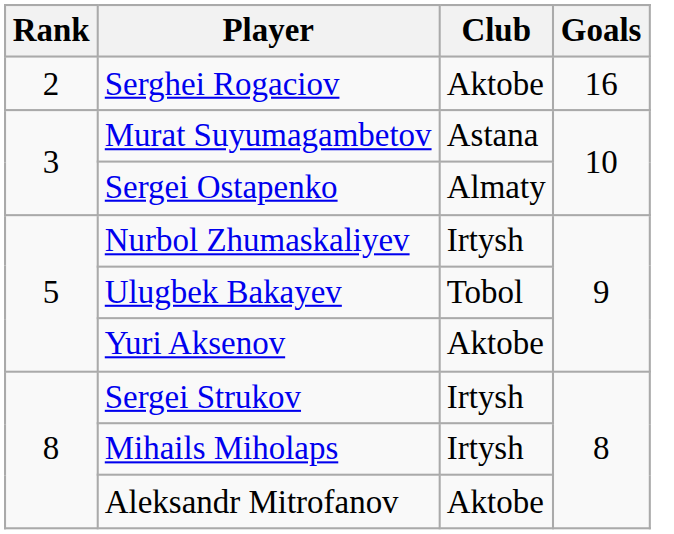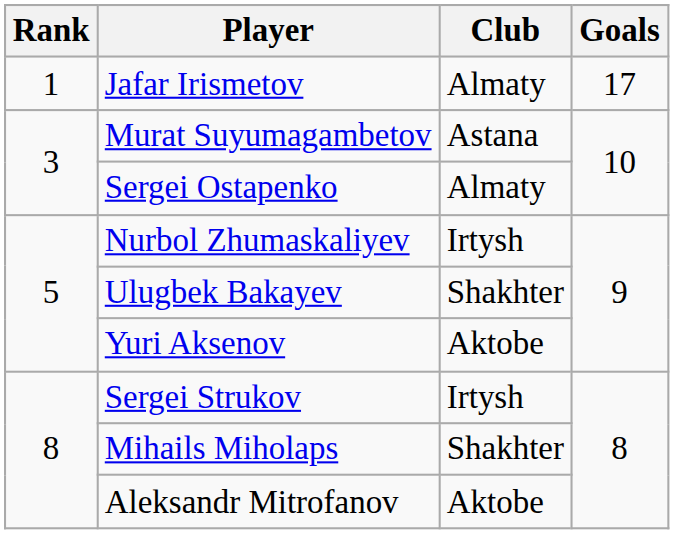+ row: (204, 82)
- row: (222, 82)
(485, 291) Tobol -> (505, 291) Shakhter
(485, 448) Irtysh -> (505, 448) Shakhter
